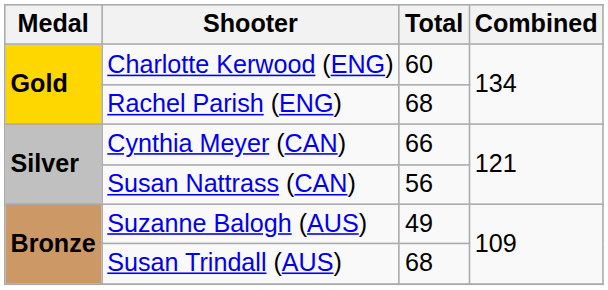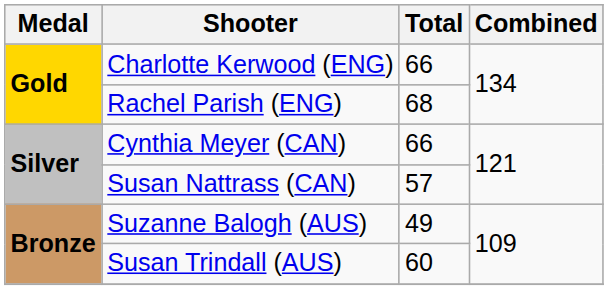(419, 64) 60 -> (419, 64) 66
(419, 183) 56 -> (419, 183) 57
(419, 263) 68 -> (419, 263) 60
